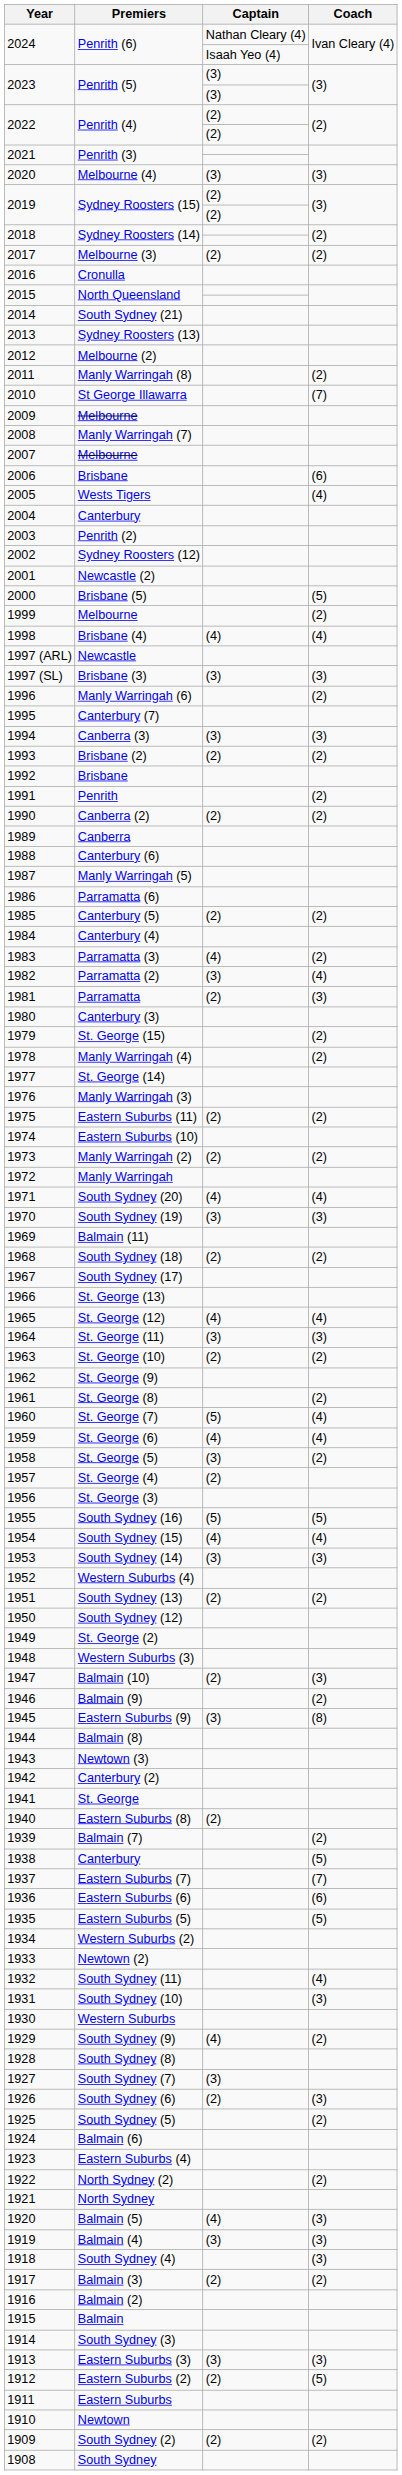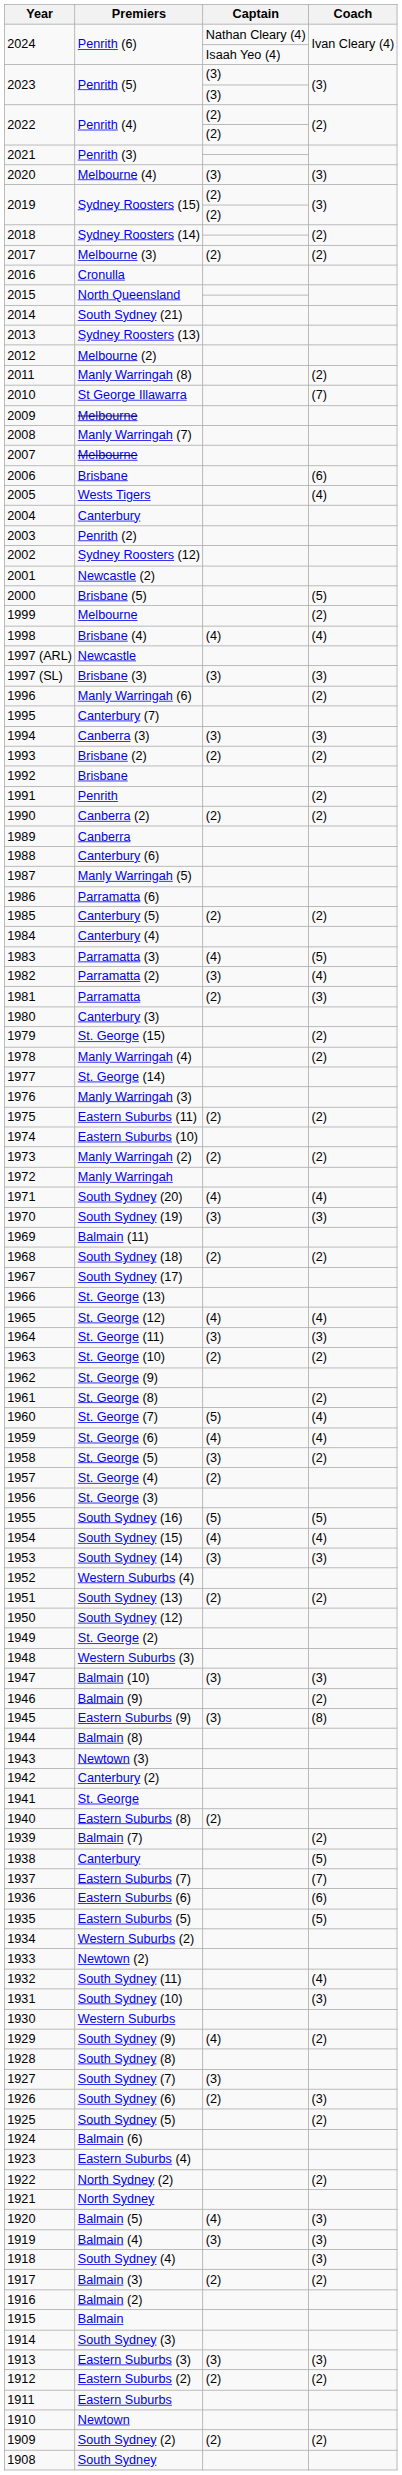(319, 956) (2) -> (319, 956) (5)
(214, 1678) (2) -> (214, 1678) (3)
(319, 2379) (5) -> (319, 2379) (2)
